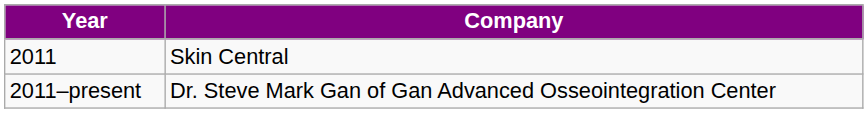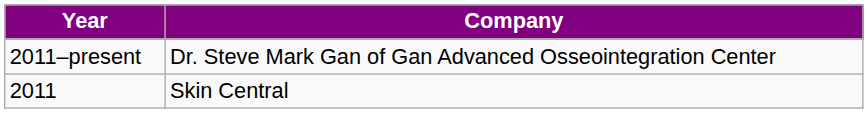rows swapped: (33, 56) <-> (75, 90)
